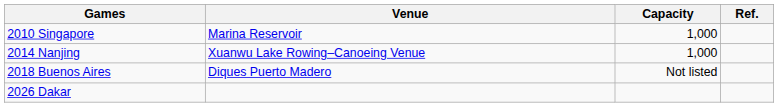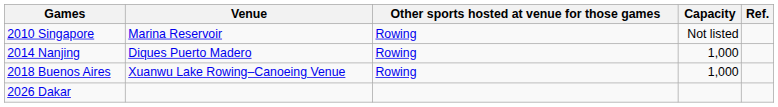+ column: (525, 14)
(702, 33) 1,000 -> (713, 33) Not listed
(317, 53) Xuanwu Lake Rowing–Canoeing Venue -> (190, 53) Diques Puerto Madero
(270, 72) Diques Puerto Madero -> (237, 72) Xuanwu Lake Rowing–Canoeing Venue
(692, 72) Not listed -> (723, 72) 1,000
